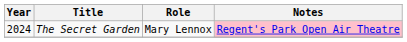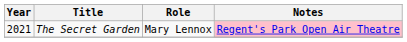(19, 29) 2024 -> (19, 29) 2021
